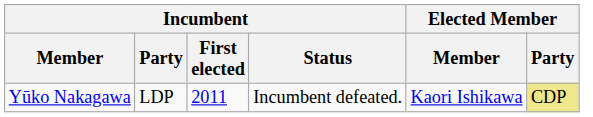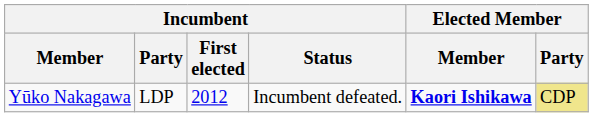(209, 97) 2011 -> (209, 97) 2012
(467, 97) normal -> (471, 97) bold
